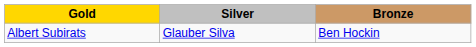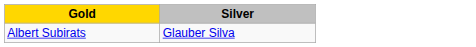- column: (393, 14)
